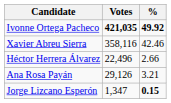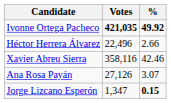rows swapped: (47, 43) <-> (53, 59)
(118, 75) 29,126 -> (118, 75) 27,126
(150, 75) 3.21 -> (150, 75) 3.07
